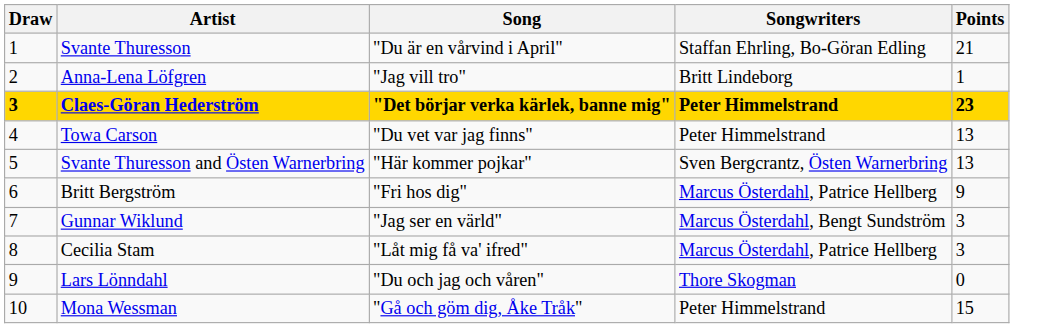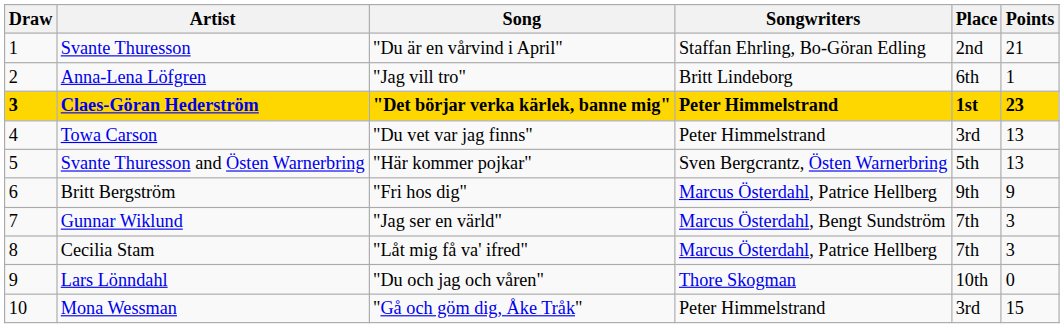+ column: (976, 18)
